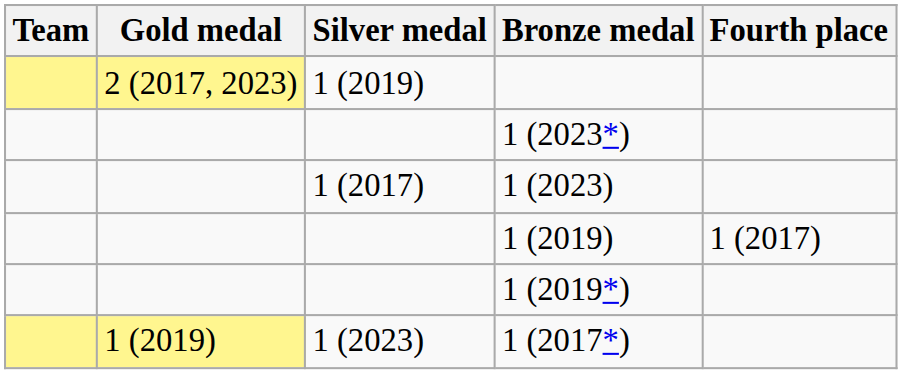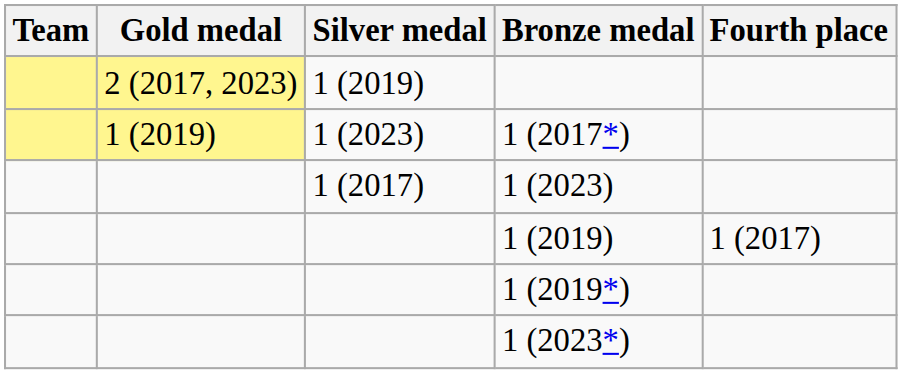rows swapped: (566, 340) <-> (566, 133)
